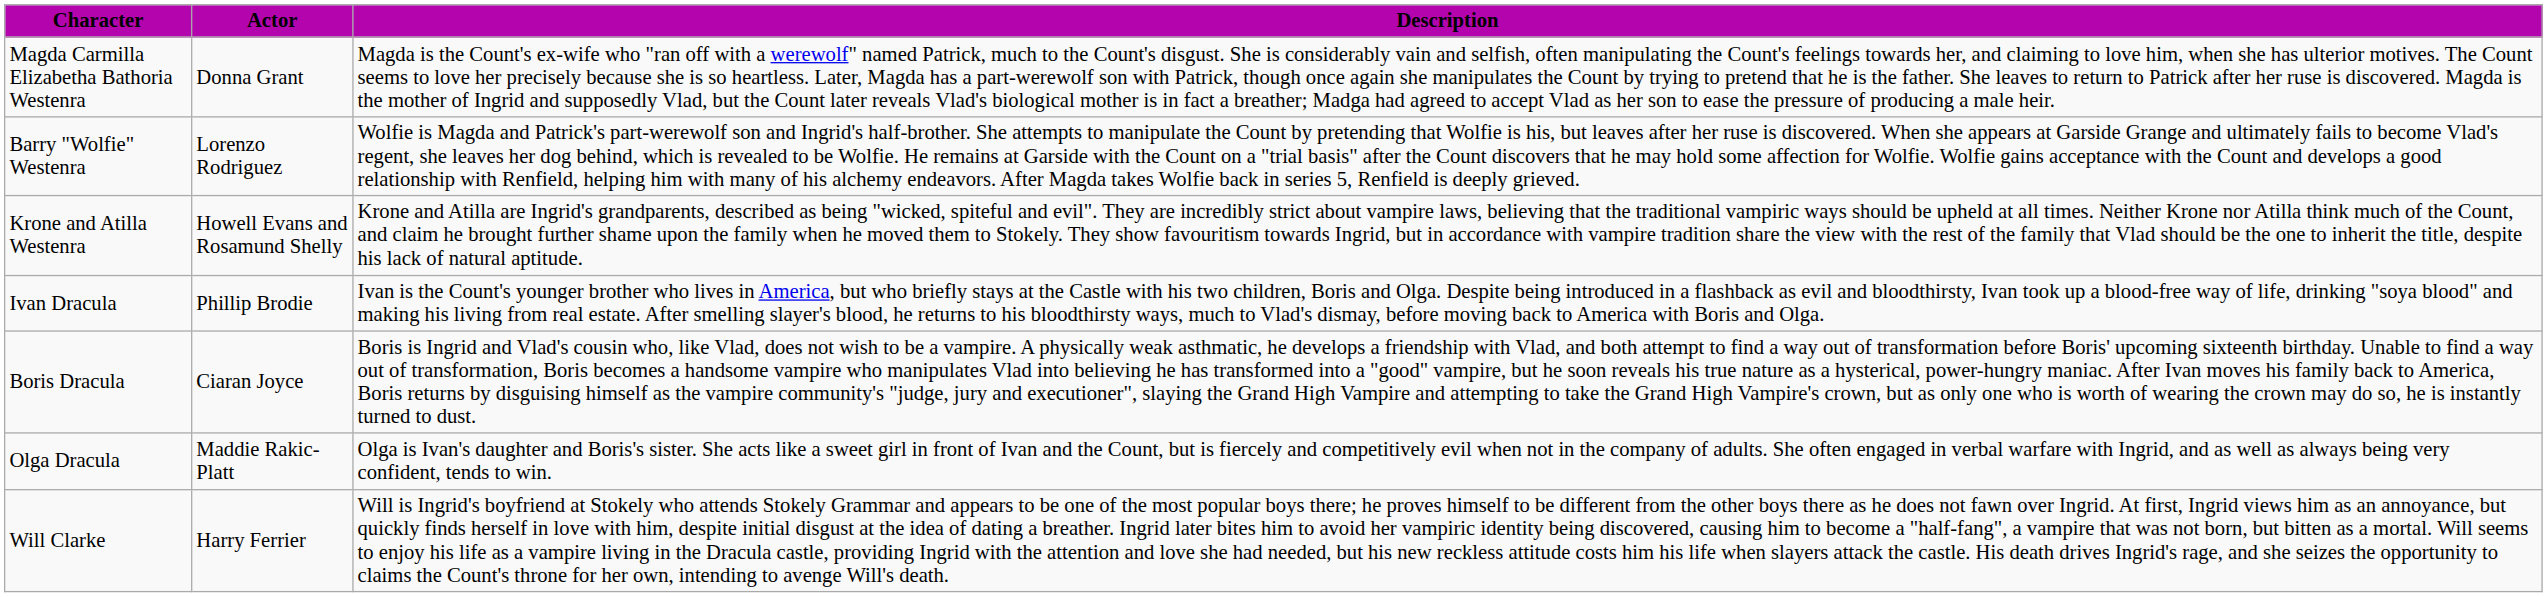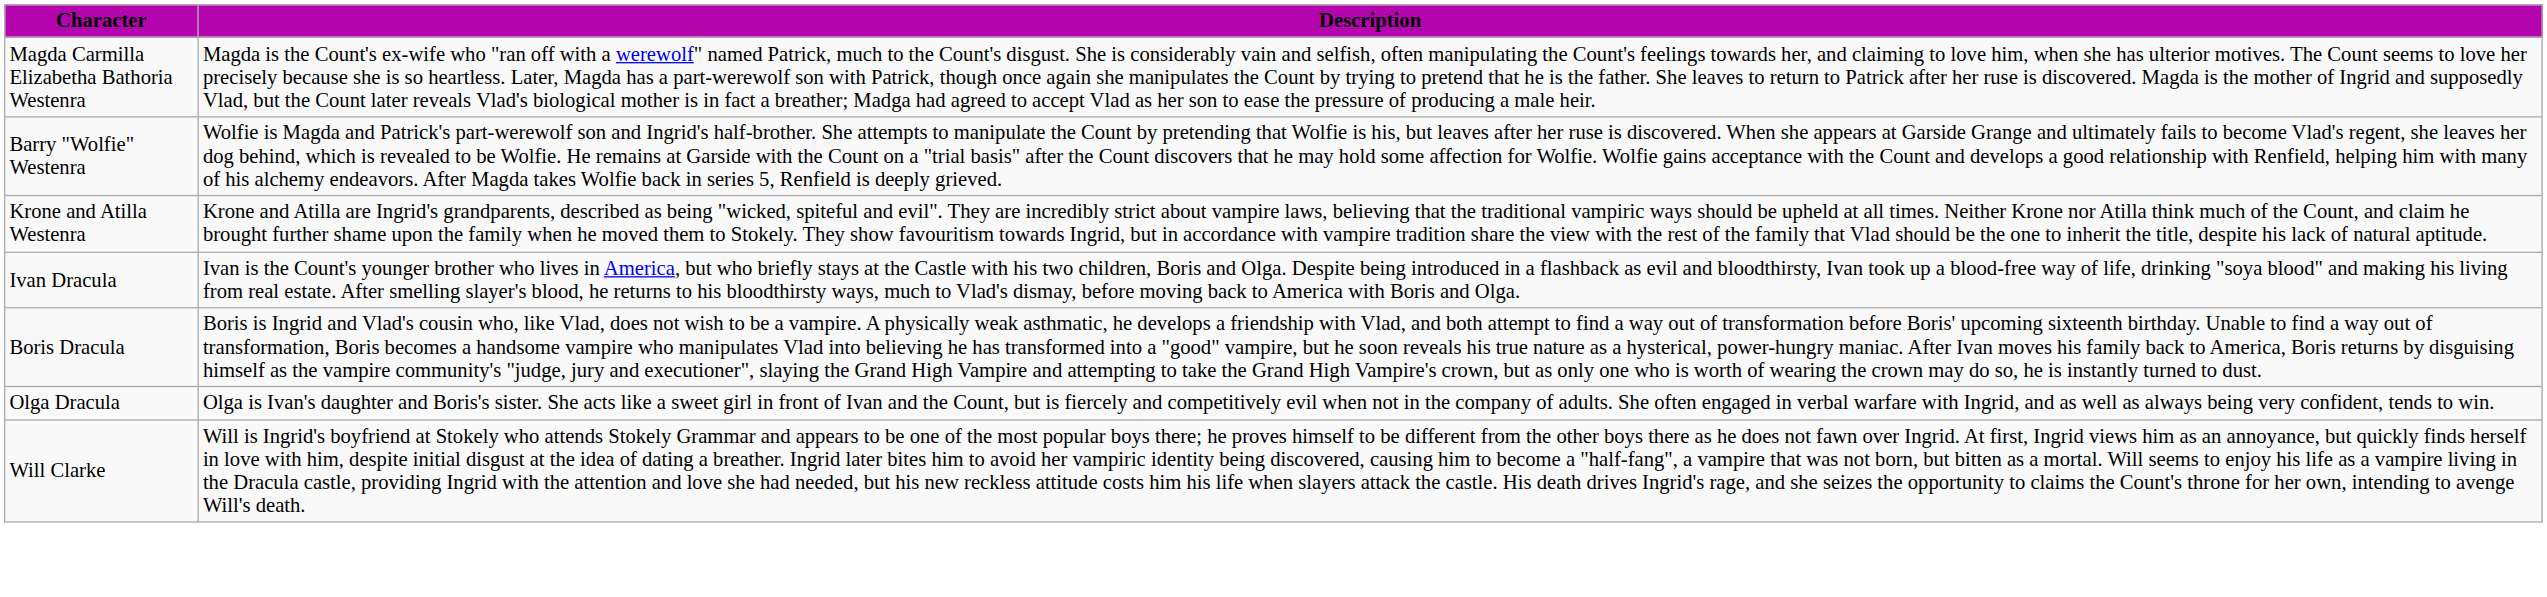- column: (272, 20)
